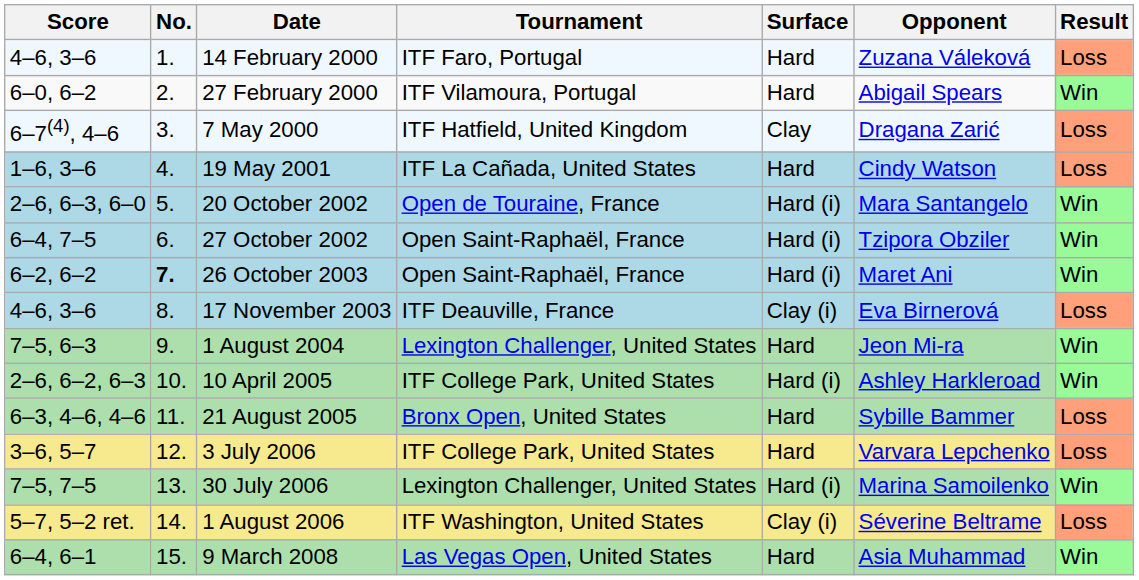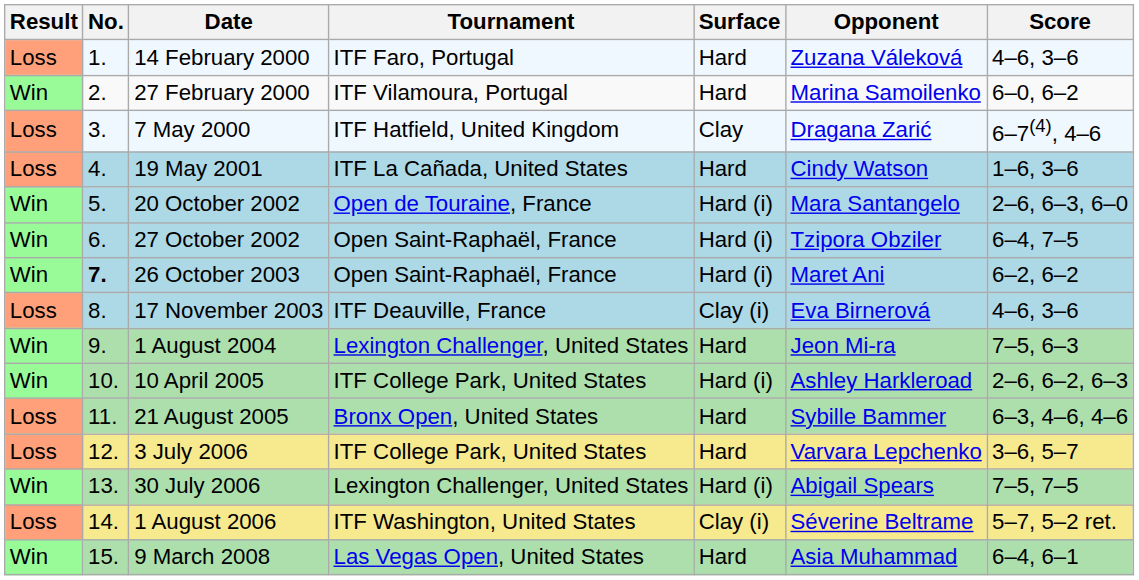columns swapped: (1094, 22) <-> (78, 22)
(930, 92) Abigail Spears -> (886, 92) Marina Samoilenko
(954, 486) Marina Samoilenko -> (862, 486) Abigail Spears
